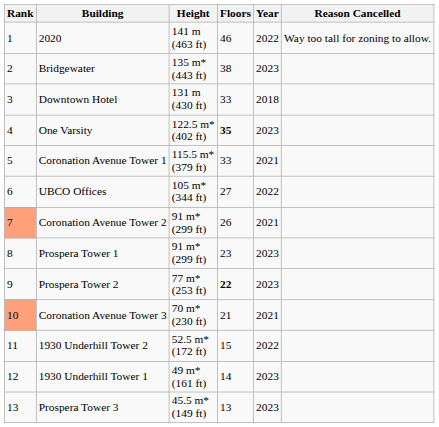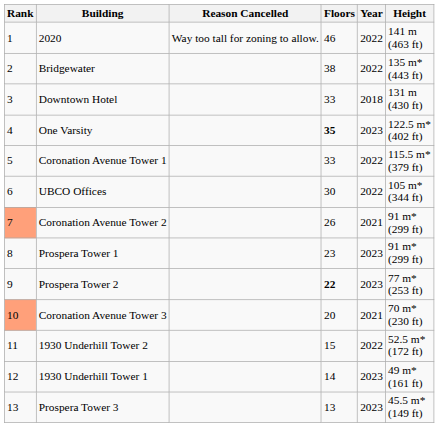columns swapped: (193, 13) <-> (358, 13)
(267, 68) 2023 -> (371, 68) 2022
(267, 161) 2021 -> (371, 161) 2022
(226, 191) 27 -> (330, 191) 30
(226, 315) 21 -> (330, 315) 20
